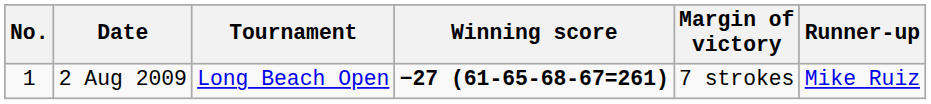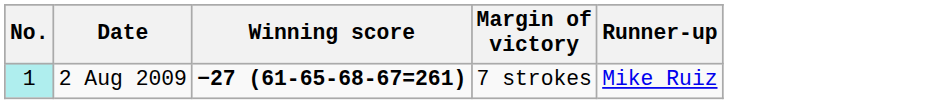- column: (293, 35)
(29, 81) no background -> (29, 81) paleturquoise background
